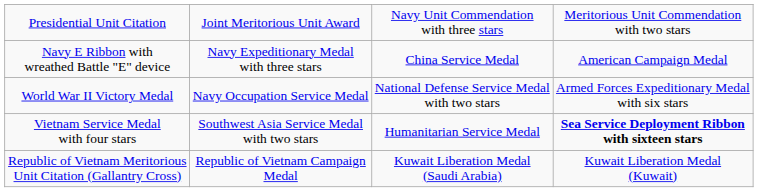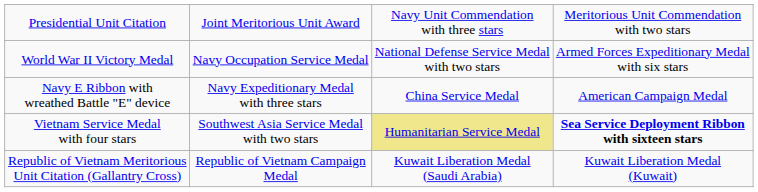rows swapped: (97, 59) <-> (97, 95)
(462, 132) no background -> (462, 132) khaki background
